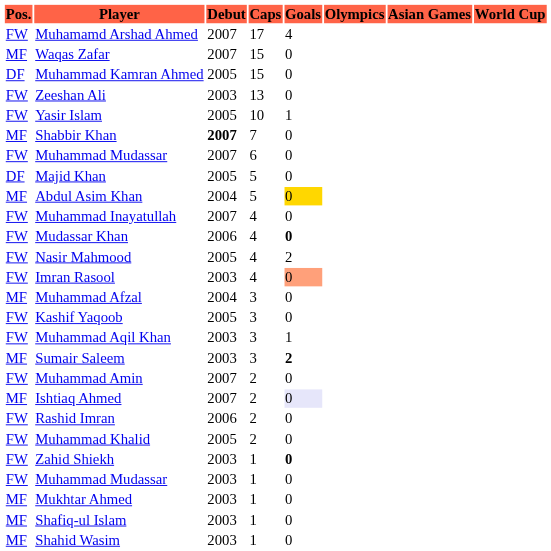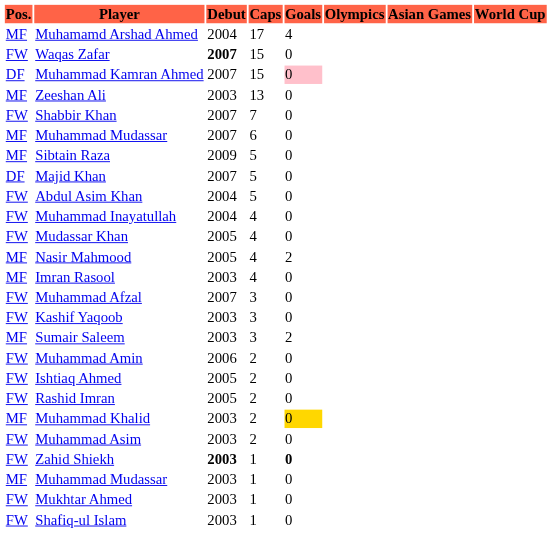(17, 34) FW -> (16, 34) MF
(222, 34) 2007 -> (222, 34) 2004
(16, 54) MF -> (17, 54) FW
(222, 54) normal -> (222, 54) bold
(222, 74) 2005 -> (222, 74) 2007
(289, 74) no background -> (289, 74) pink background
(17, 95) FW -> (16, 95) MF
- row: (69, 115)
(16, 135) MF -> (17, 115) FW
(222, 135) bold -> (222, 115) normal
(17, 155) FW -> (16, 135) MF
+ row: (73, 155)
(222, 176) 2005 -> (222, 176) 2007
(16, 196) MF -> (17, 196) FW
(289, 196) gold background -> (289, 196) no background
(222, 216) 2007 -> (222, 216) 2004
(222, 236) 2006 -> (222, 236) 2005
(289, 236) bold -> (289, 236) normal
(17, 256) FW -> (16, 256) MF
(17, 277) FW -> (16, 277) MF
(289, 277) lightsalmon background -> (289, 277) no background
(16, 297) MF -> (17, 297) FW
(222, 297) 2004 -> (222, 297) 2007
(222, 317) 2005 -> (222, 317) 2003
- row: (103, 337)
(289, 358) bold -> (289, 337) normal
(222, 378) 2007 -> (222, 358) 2006
(16, 398) MF -> (17, 378) FW
(222, 398) 2007 -> (222, 378) 2005
(289, 398) lavender background -> (289, 378) no background
(222, 418) 2006 -> (222, 398) 2005
(17, 439) FW -> (16, 418) MF
(222, 439) 2005 -> (222, 418) 2003
(289, 439) no background -> (289, 418) gold background
+ row: (88, 439)
(222, 459) normal -> (222, 459) bold
(17, 479) FW -> (16, 479) MF
(16, 499) MF -> (17, 499) FW
(16, 520) MF -> (17, 520) FW
- row: (78, 540)
